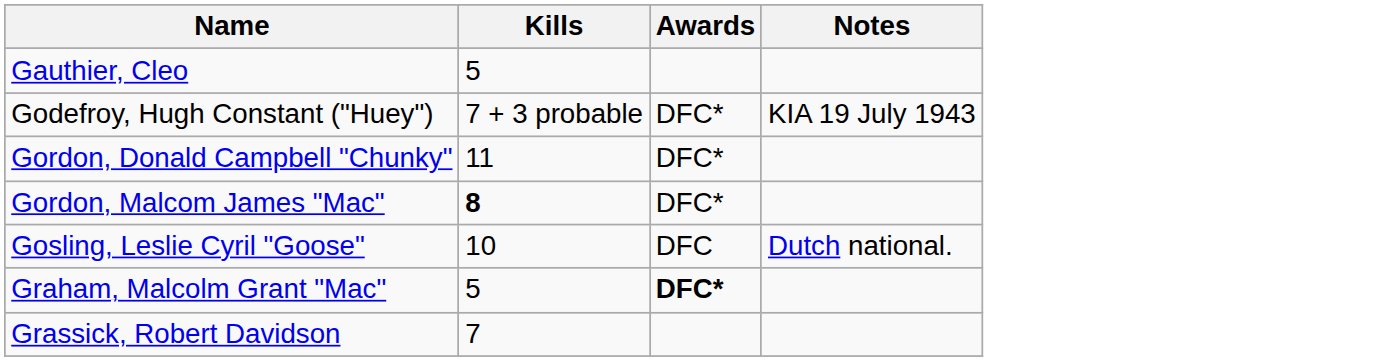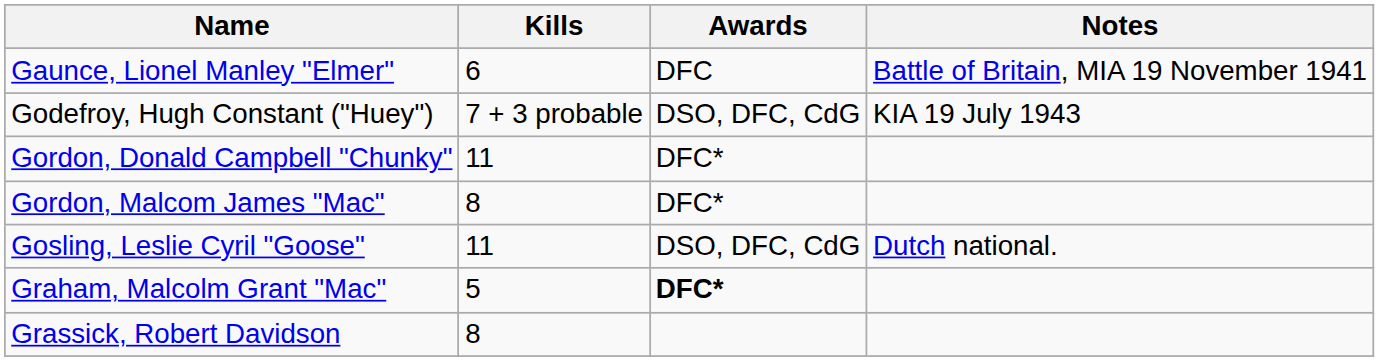+ row: (203, 70)
- row: (100, 70)
(690, 114) DFC* -> (758, 114) DSO, DFC, CdG
(473, 202) bold -> (473, 202) normal
(481, 245) 10 -> (480, 245) 11
(684, 245) DFC -> (758, 245) DSO, DFC, CdG
(473, 333) 7 -> (473, 333) 8
